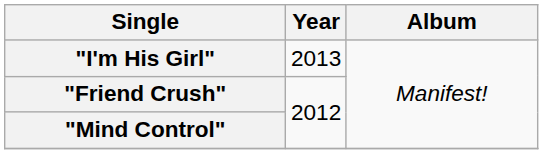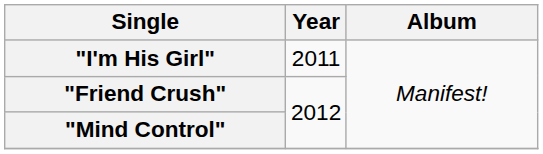(316, 58) 2013 -> (316, 58) 2011
